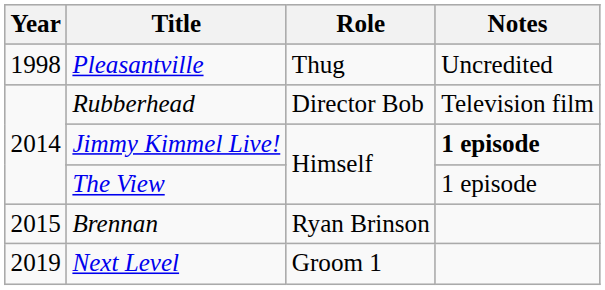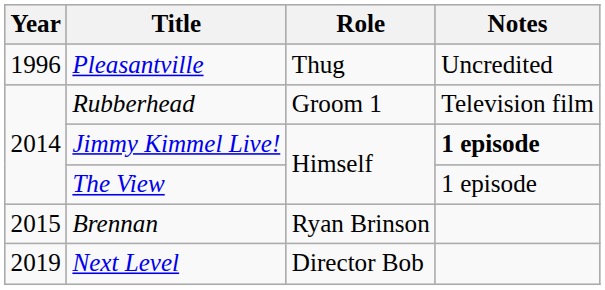(36, 64) 1998 -> (36, 64) 1996
(358, 104) Director Bob -> (337, 104) Groom 1
(337, 263) Groom 1 -> (358, 263) Director Bob
